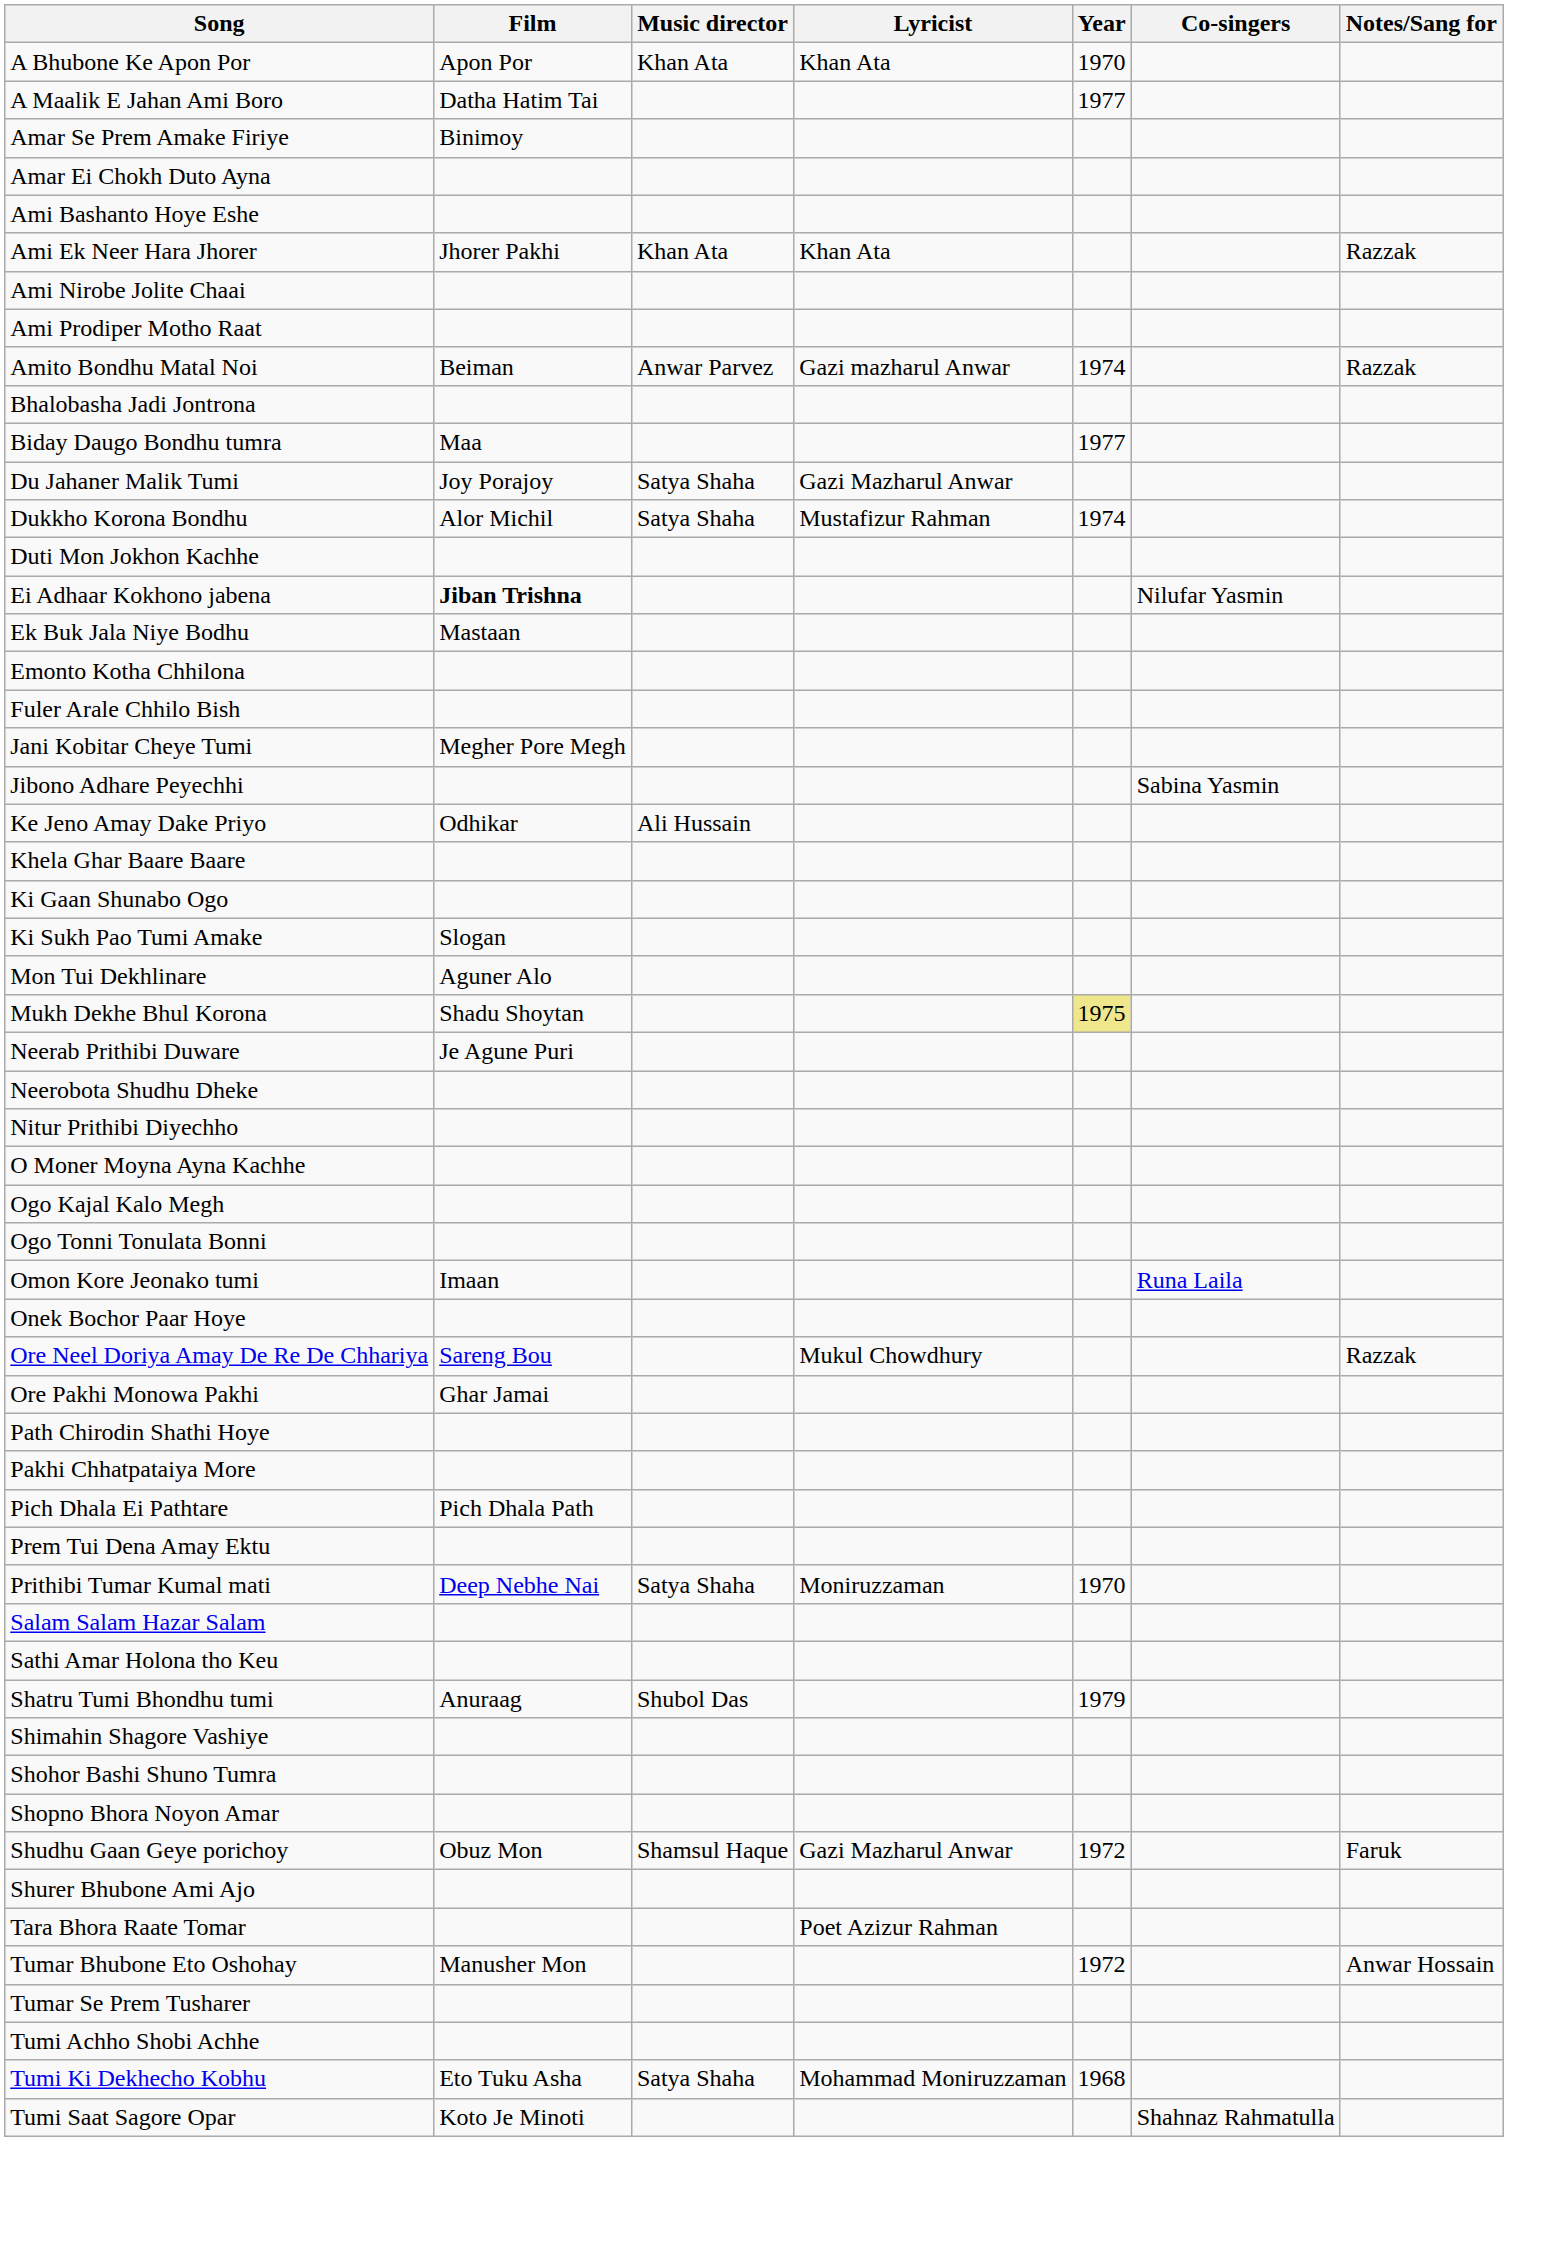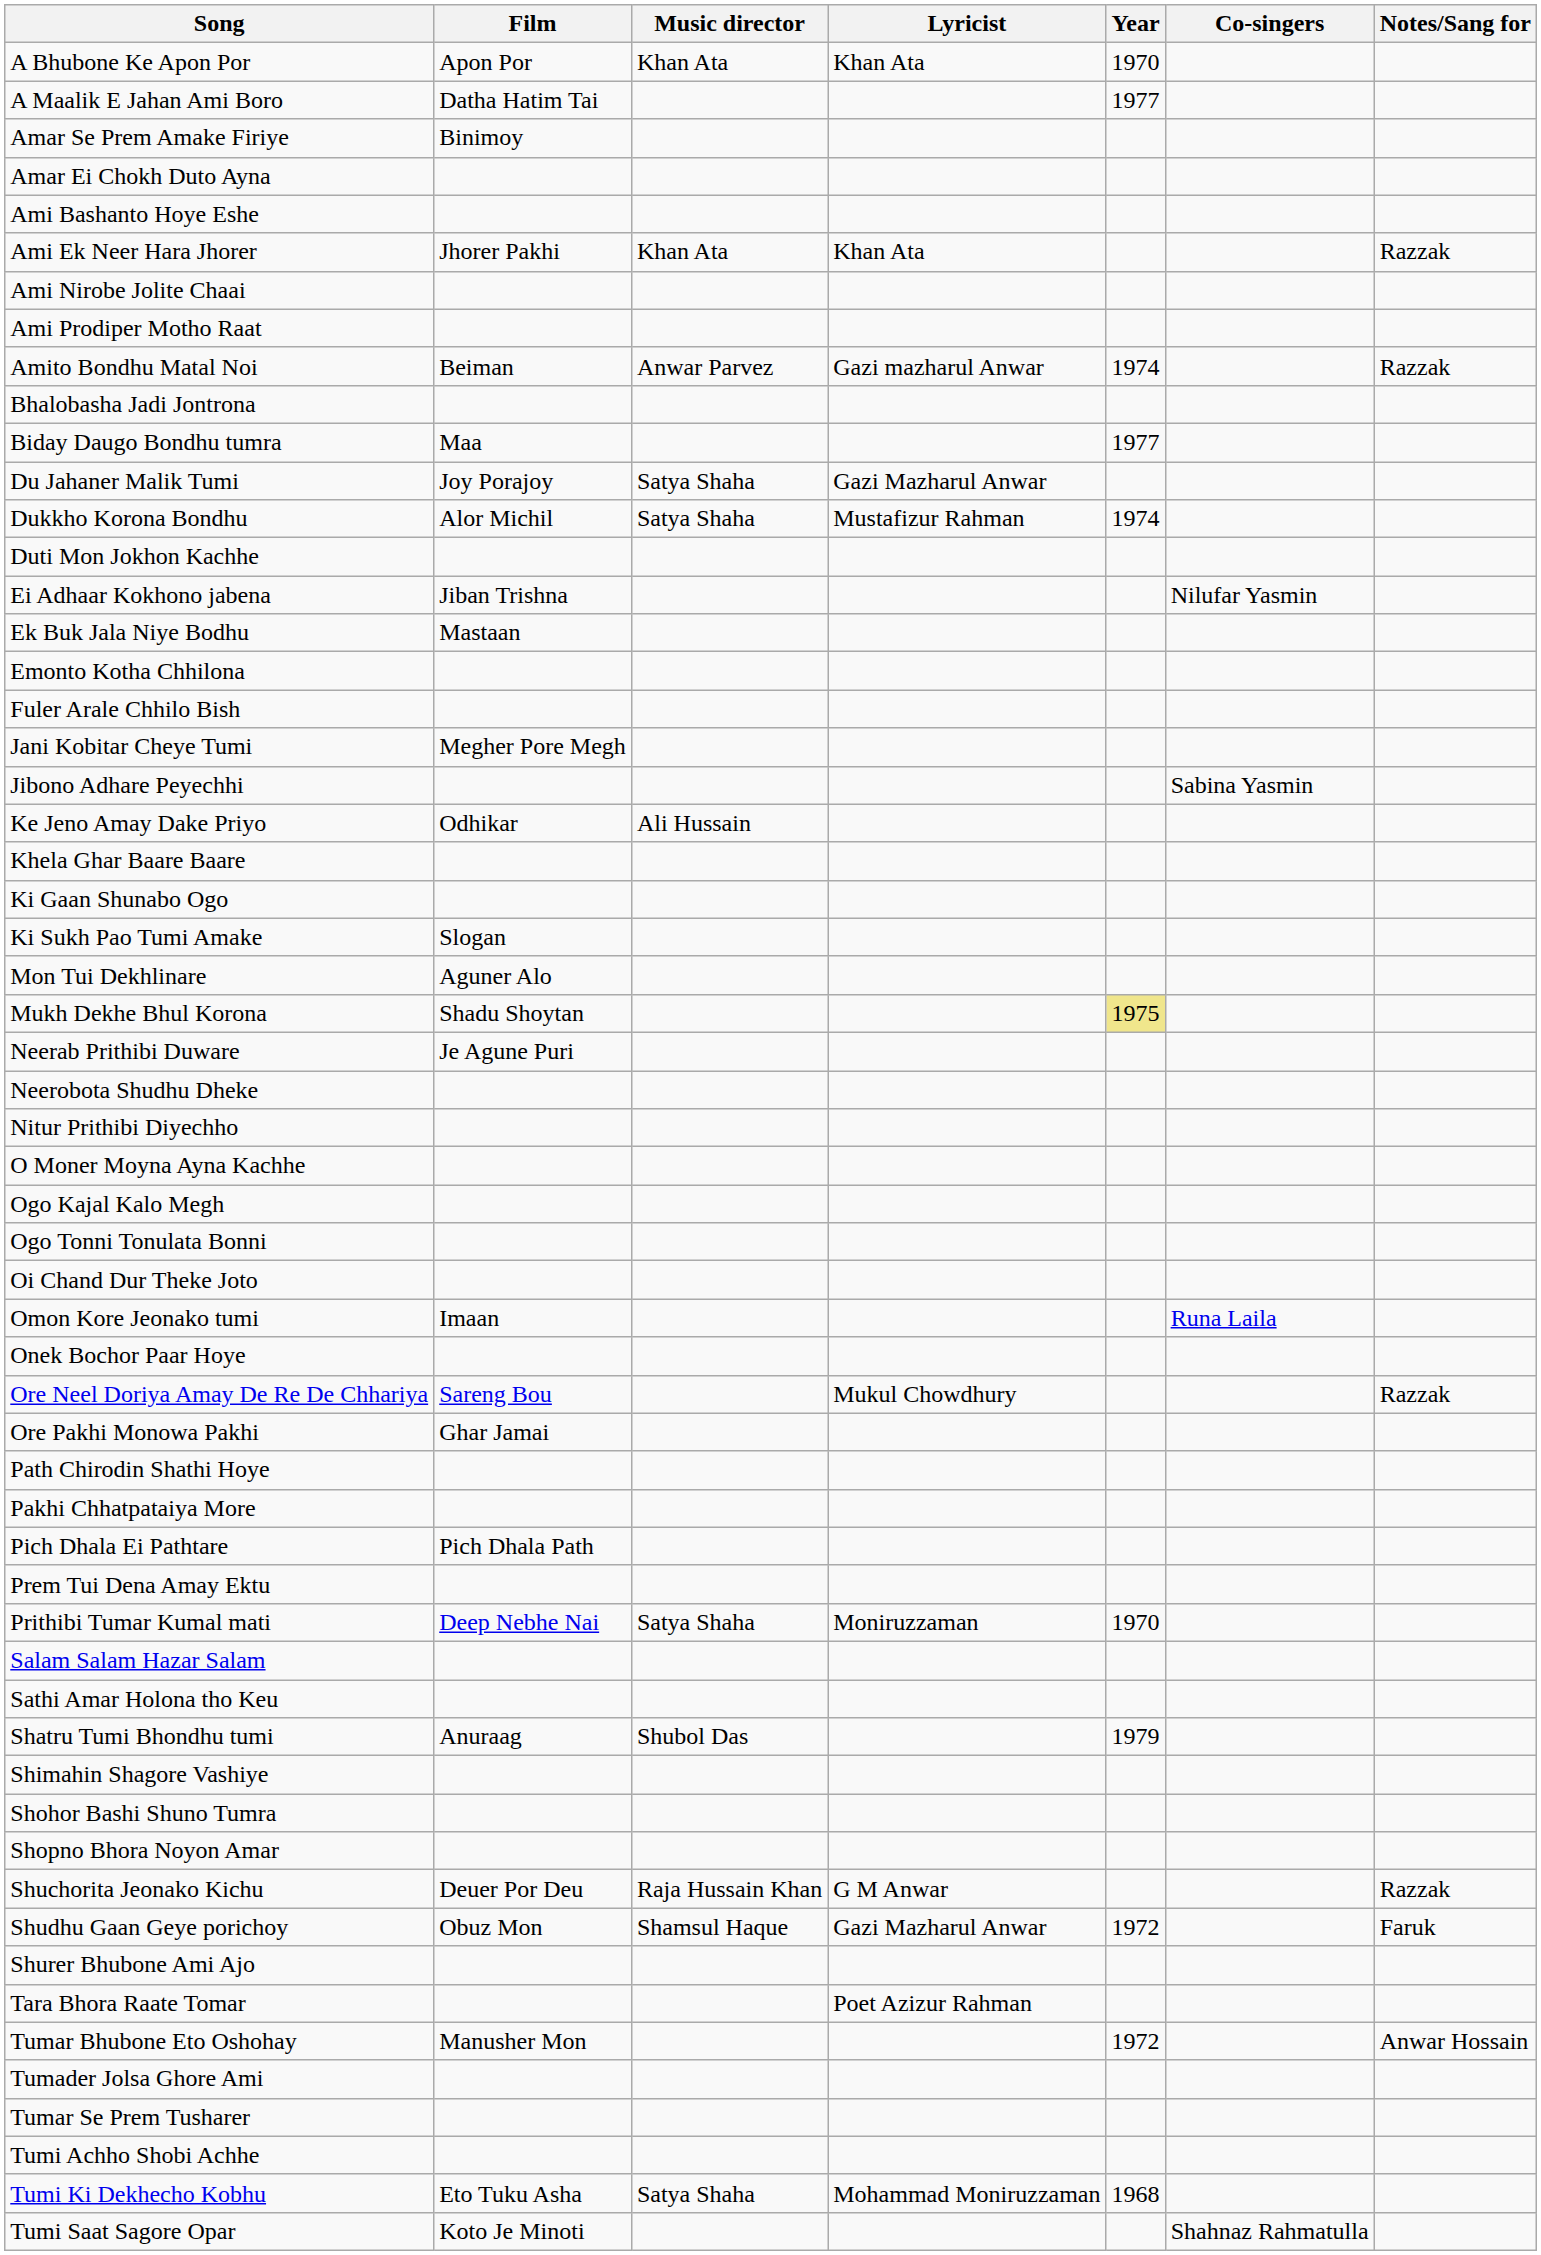(510, 594) bold -> (504, 594) normal
+ row: (134, 1279)
+ row: (137, 1888)
+ row: (137, 2078)
